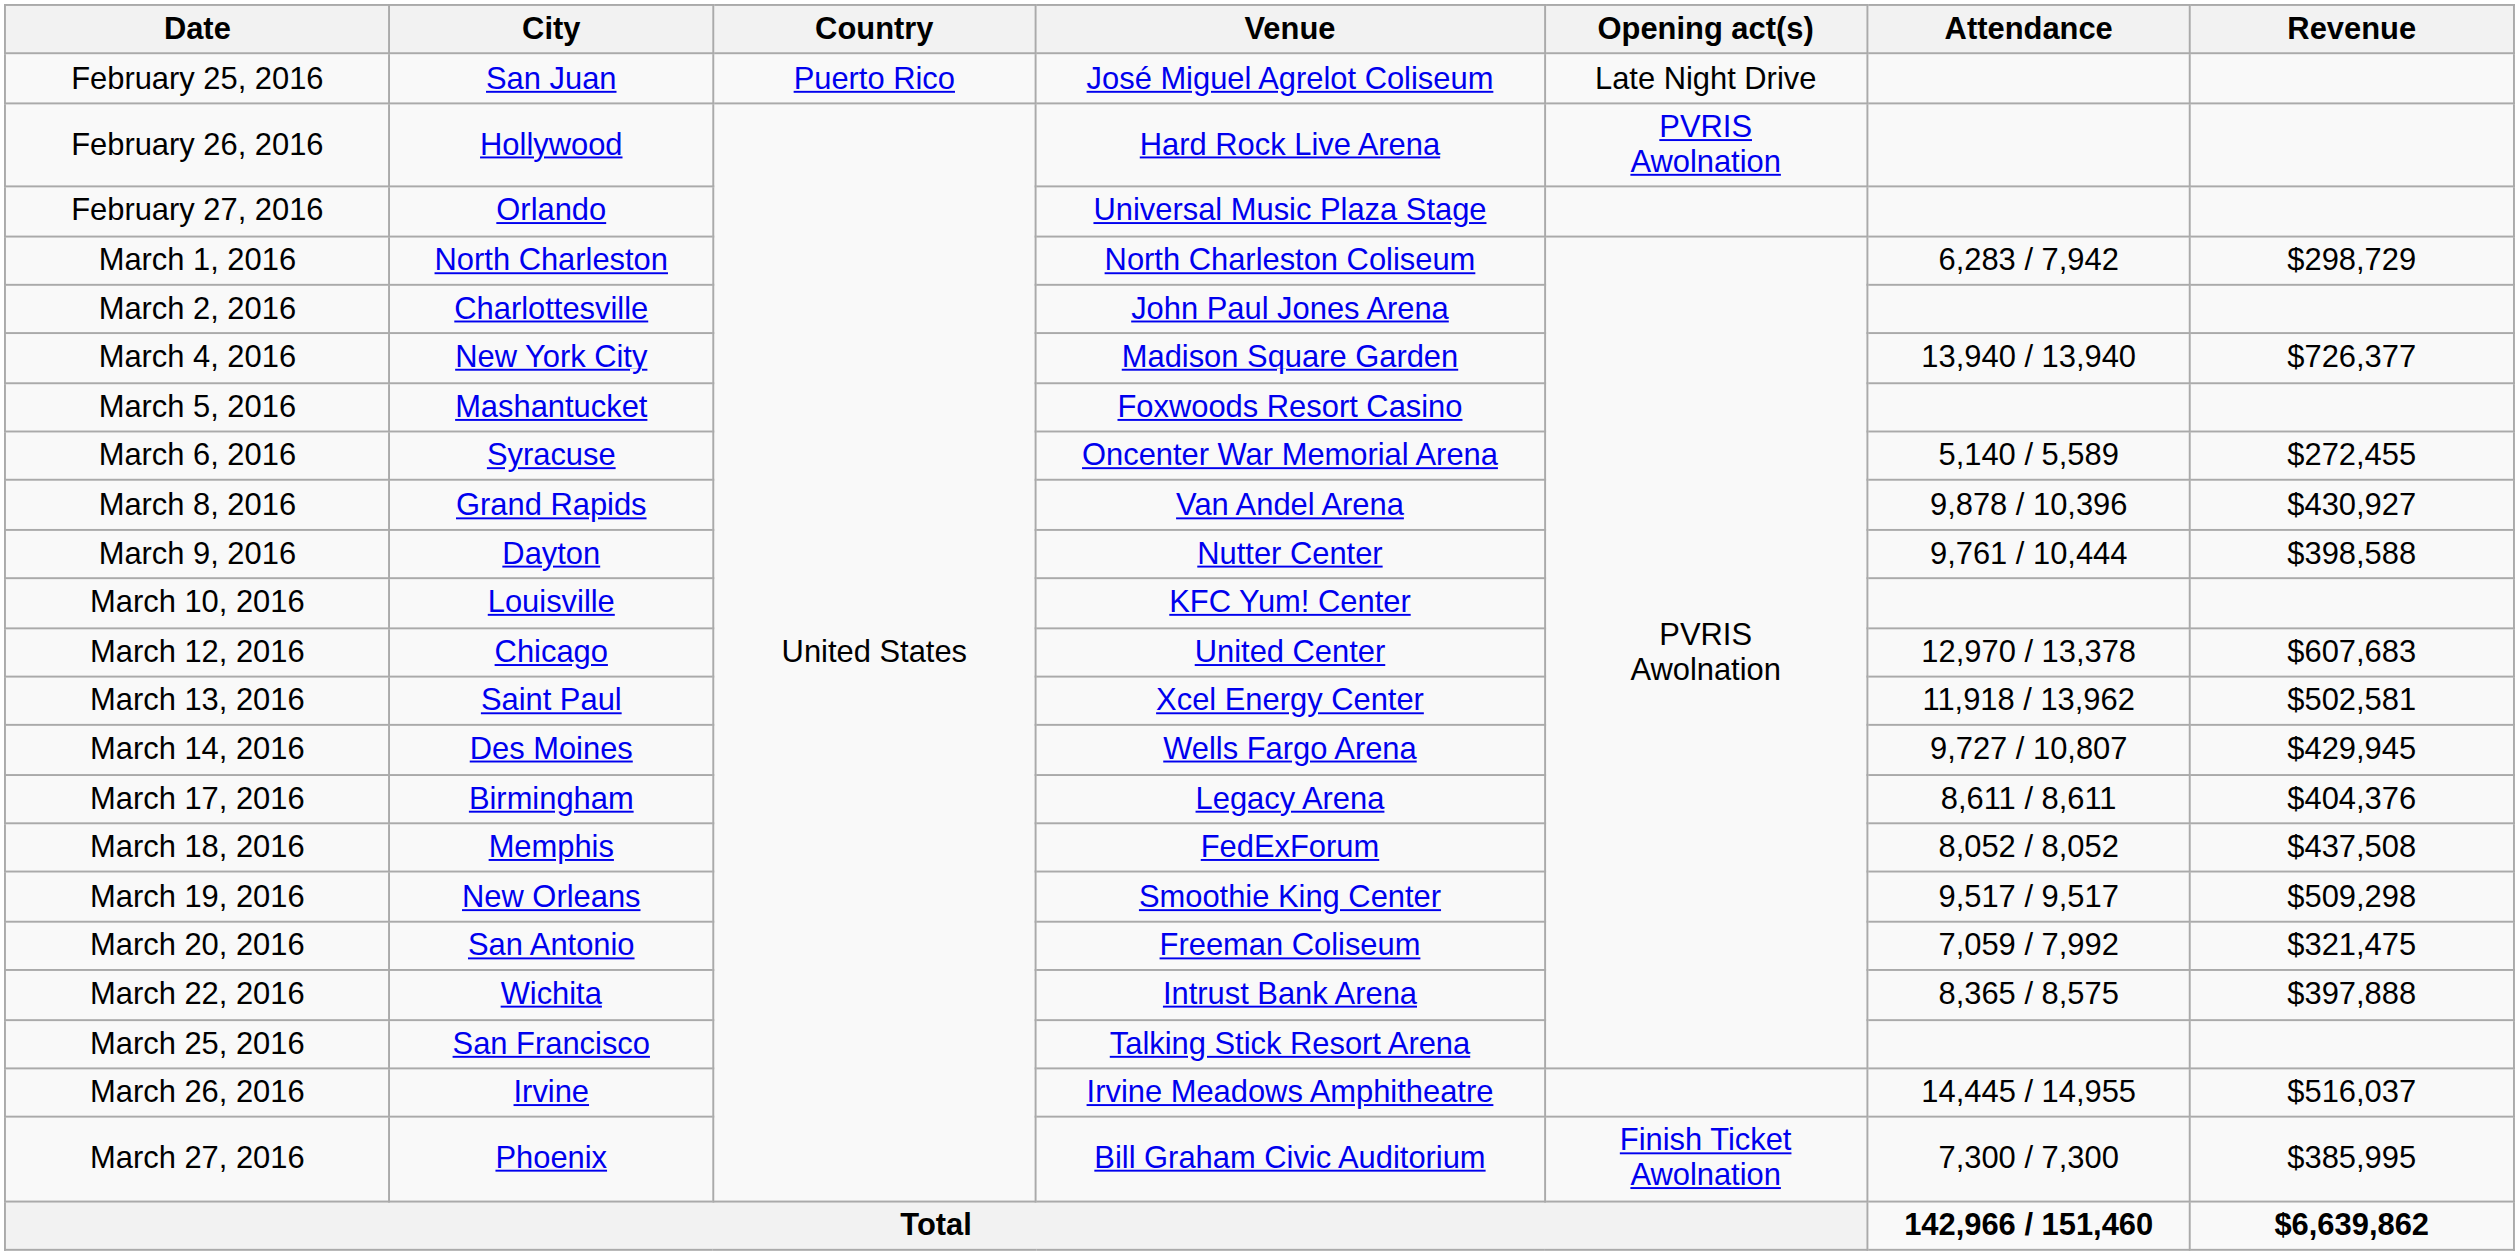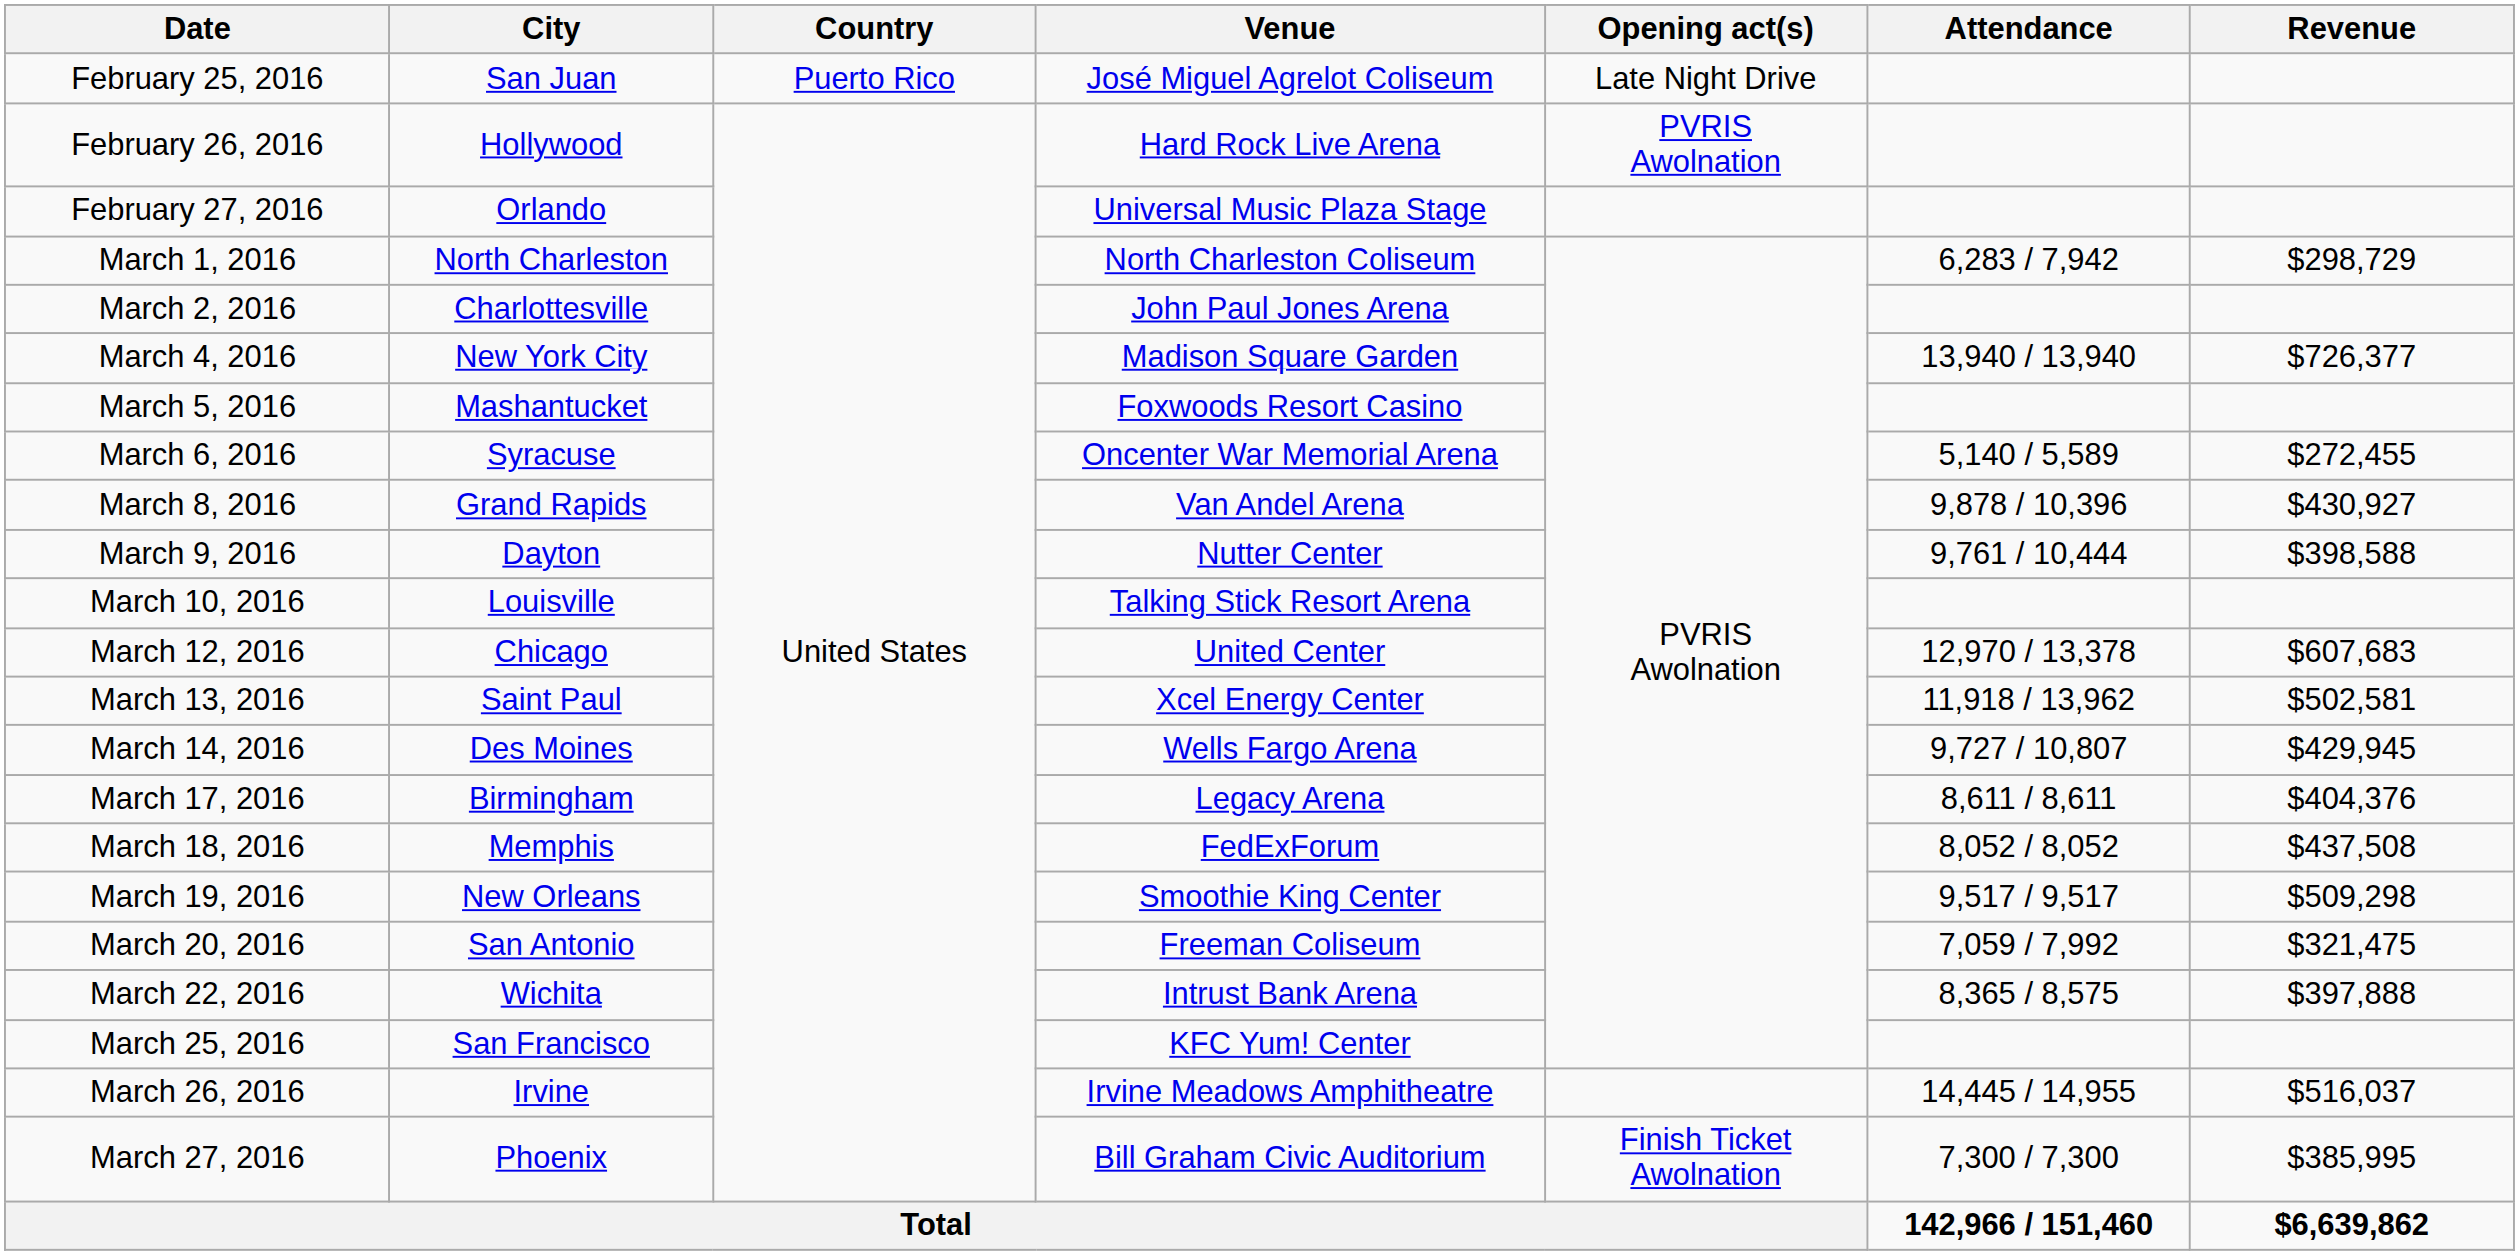(1290, 602) KFC Yum! Center -> (1290, 602) Talking Stick Resort Arena
(1290, 1043) Talking Stick Resort Arena -> (1290, 1043) KFC Yum! Center
